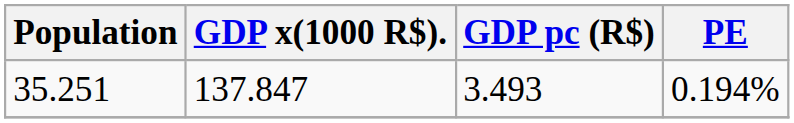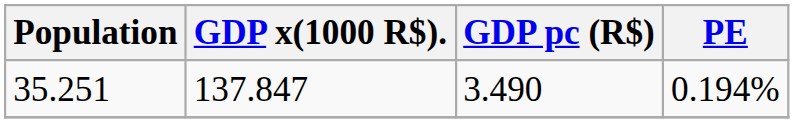(503, 88) 3.493 -> (503, 88) 3.490
